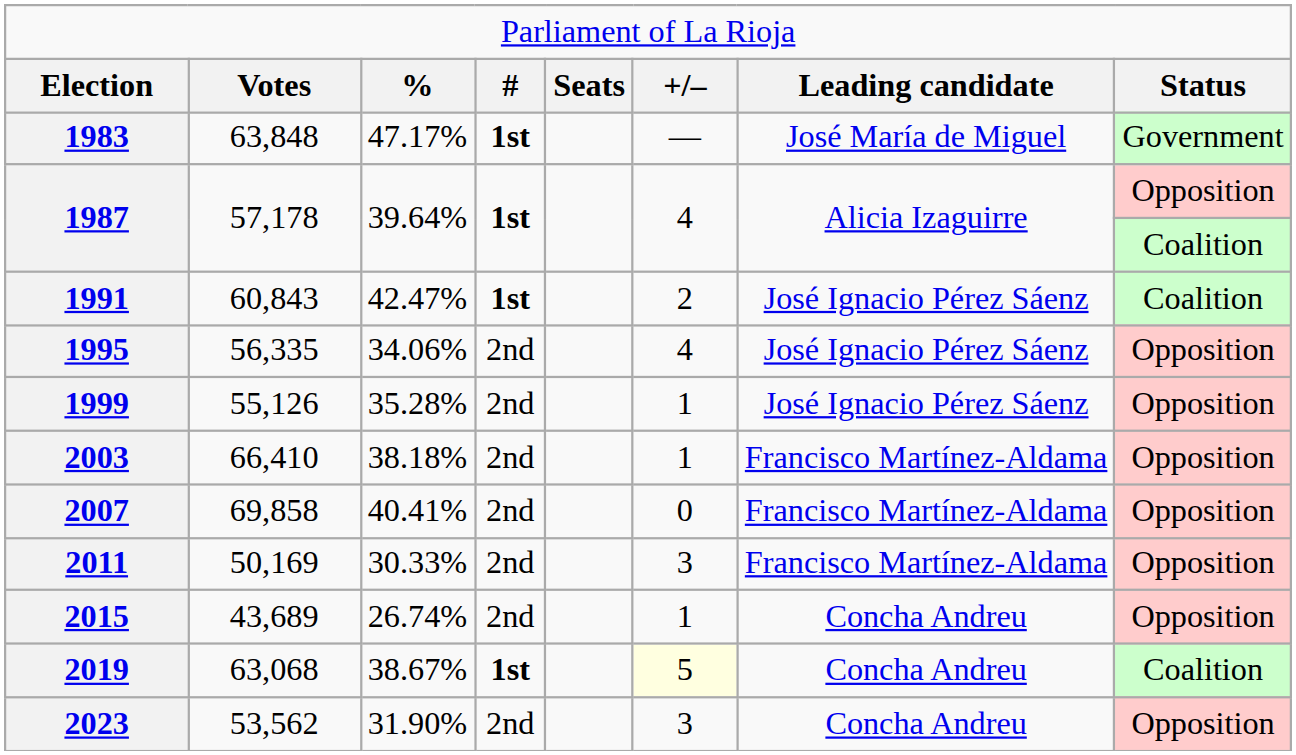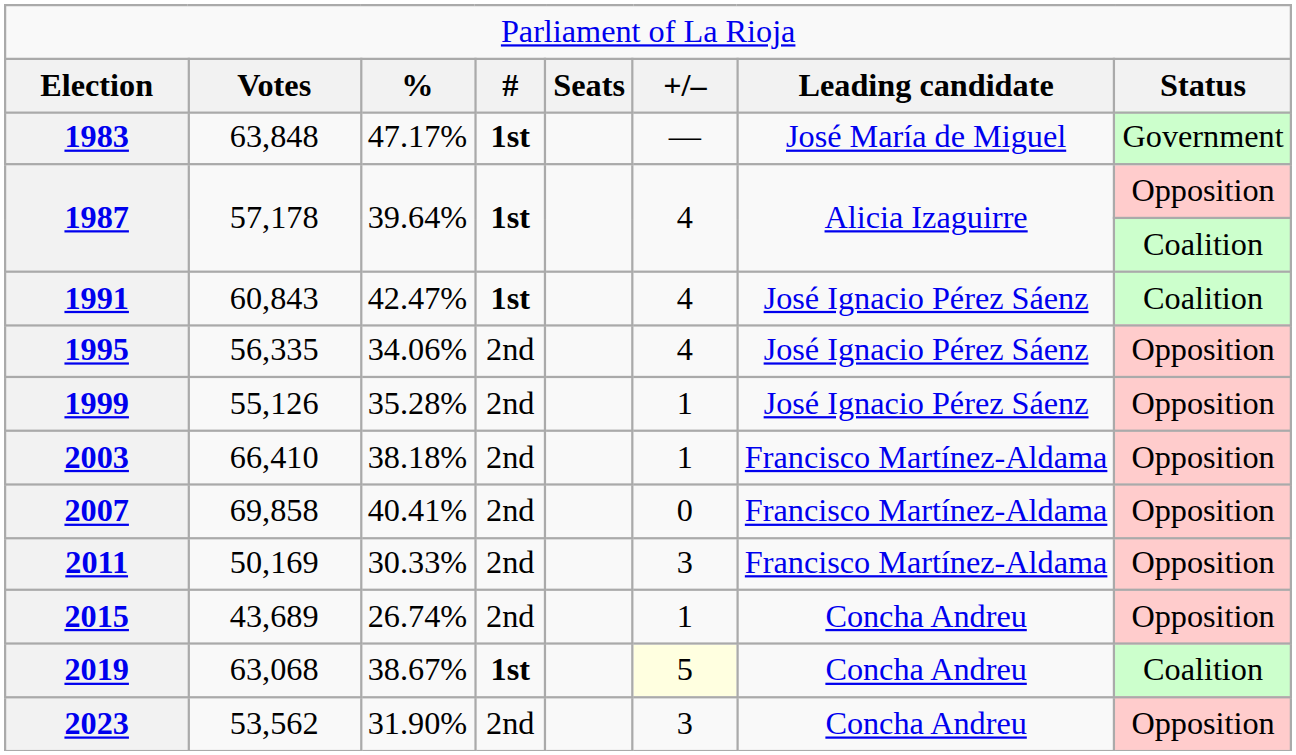(685, 297) 2 -> (685, 297) 4
